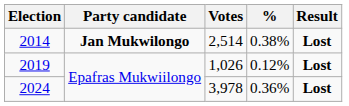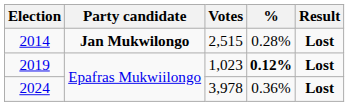(226, 40) 2,514 -> (226, 40) 2,515
(270, 40) 0.38% -> (271, 40) 0.28%
(226, 64) 1,026 -> (226, 64) 1,023
(270, 64) normal -> (271, 64) bold
